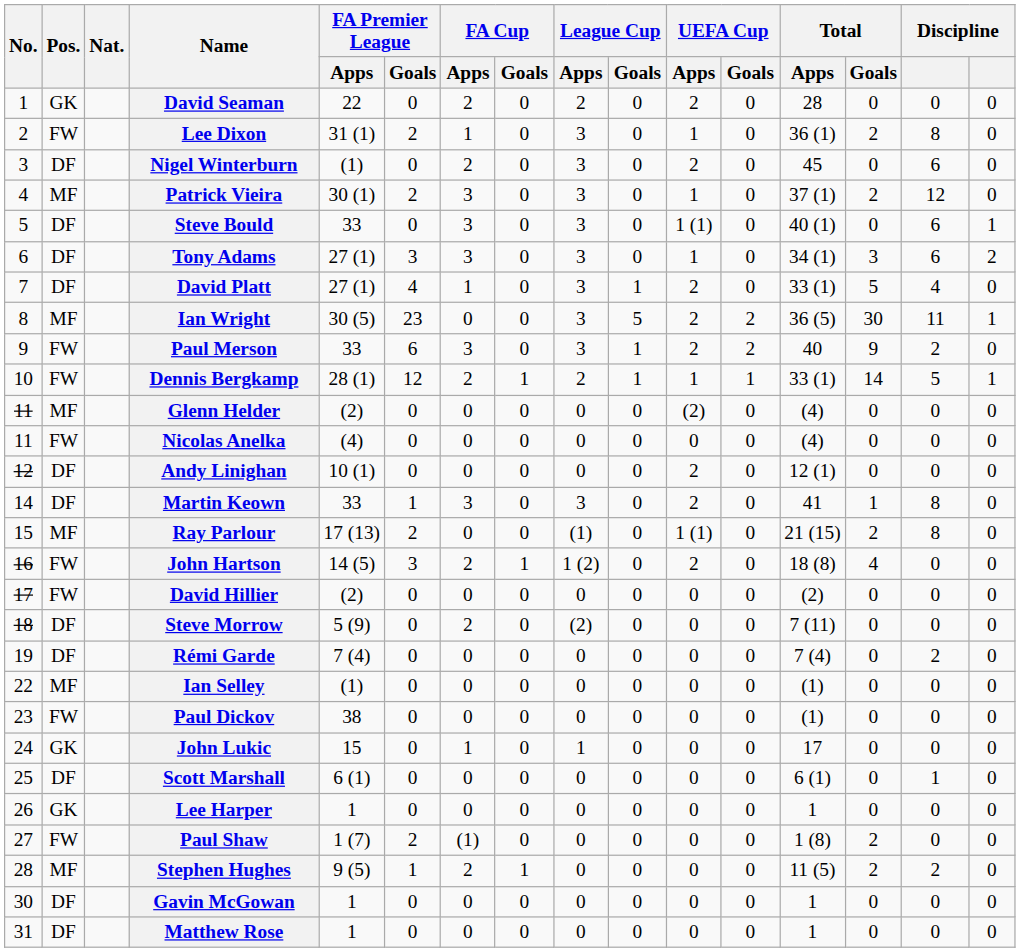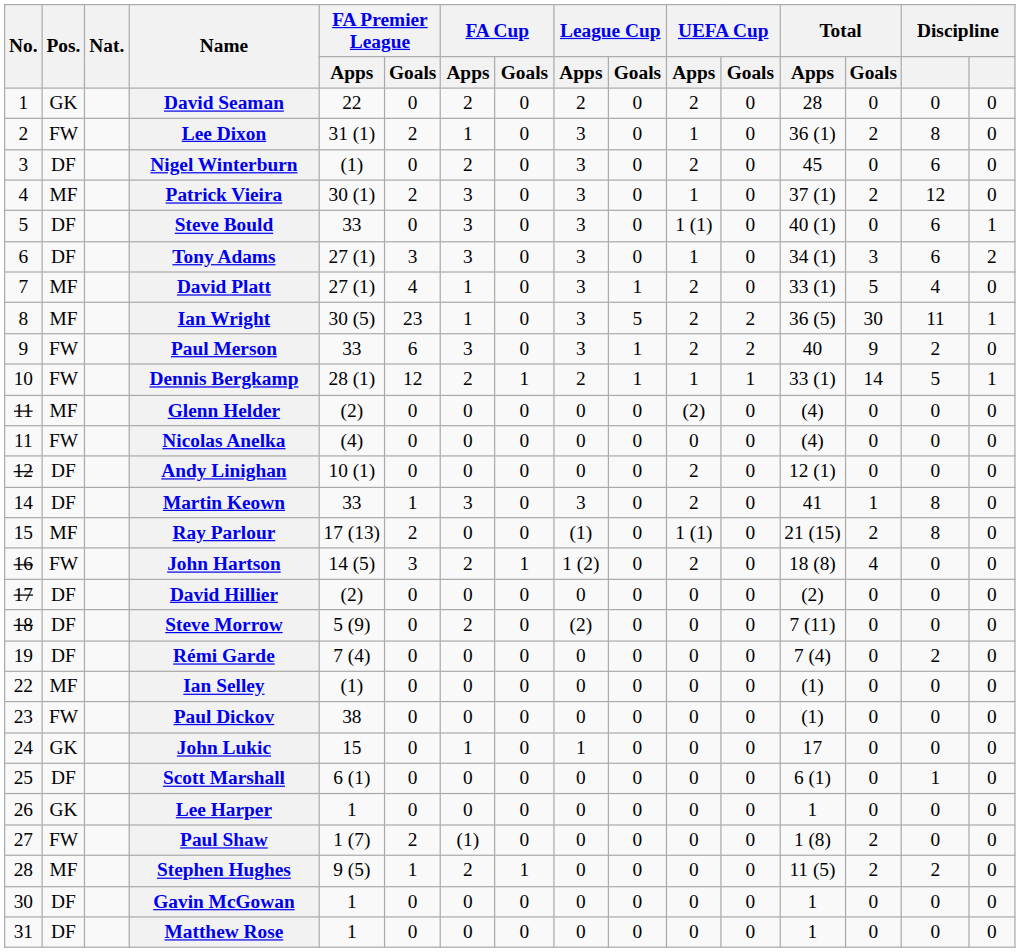(63, 287) DF -> (63, 287) MF
(468, 317) 0 -> (468, 317) 1
(63, 594) FW -> (63, 594) DF
